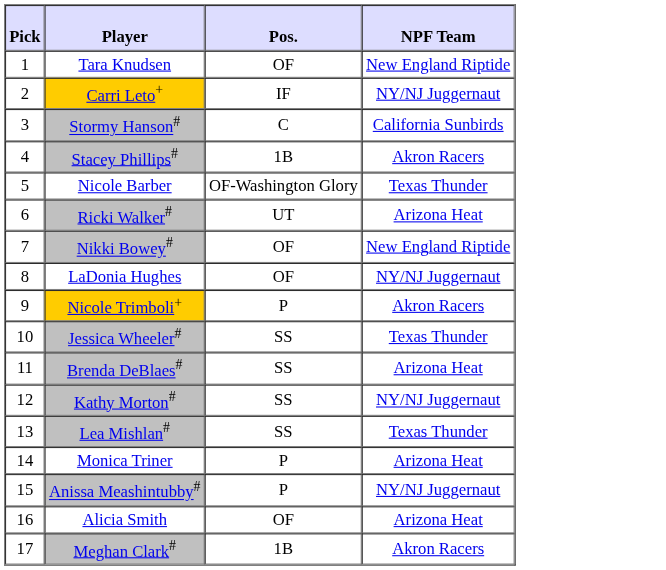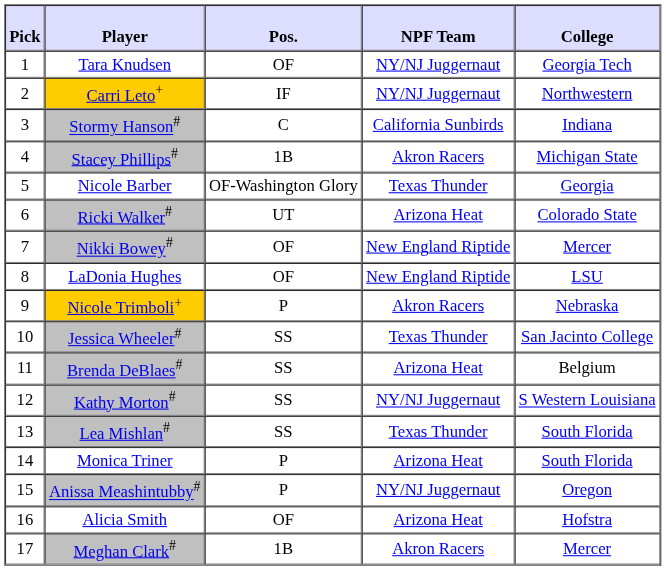+ column: (587, 37)
(438, 64) New England Riptide -> (438, 64) NY/NJ Juggernaut
(438, 276) NY/NJ Juggernaut -> (438, 276) New England Riptide
